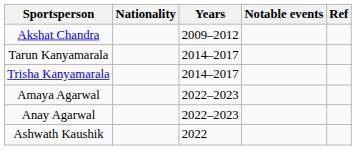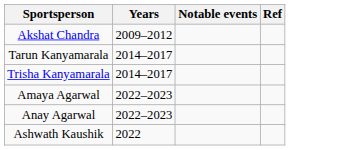- column: (146, 14)
